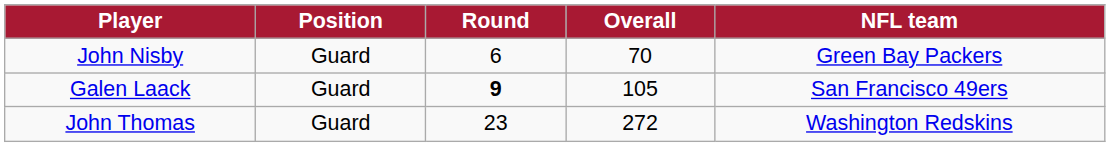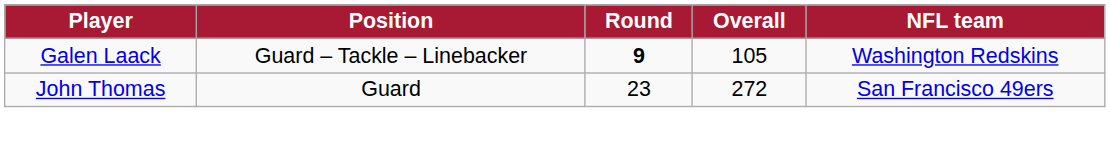- row: (130, 55)
(341, 89) Guard -> (391, 55) Guard – Tackle – Linebacker
(909, 89) San Francisco 49ers -> (955, 55) Washington Redskins
(909, 123) Washington Redskins -> (955, 89) San Francisco 49ers
